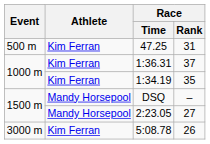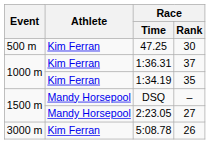(189, 47) 31 -> (189, 47) 30
